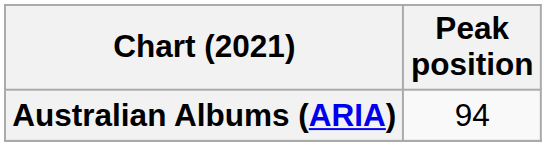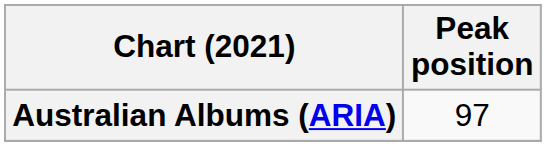(472, 114) 94 -> (472, 114) 97
